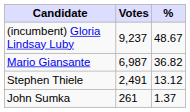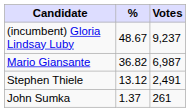columns swapped: (134, 13) <-> (168, 13)
